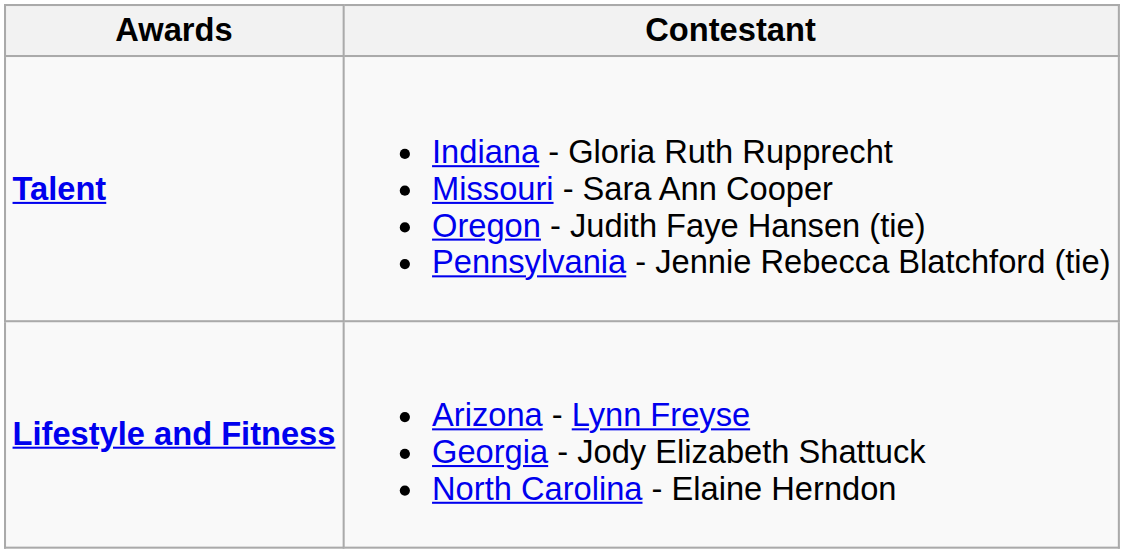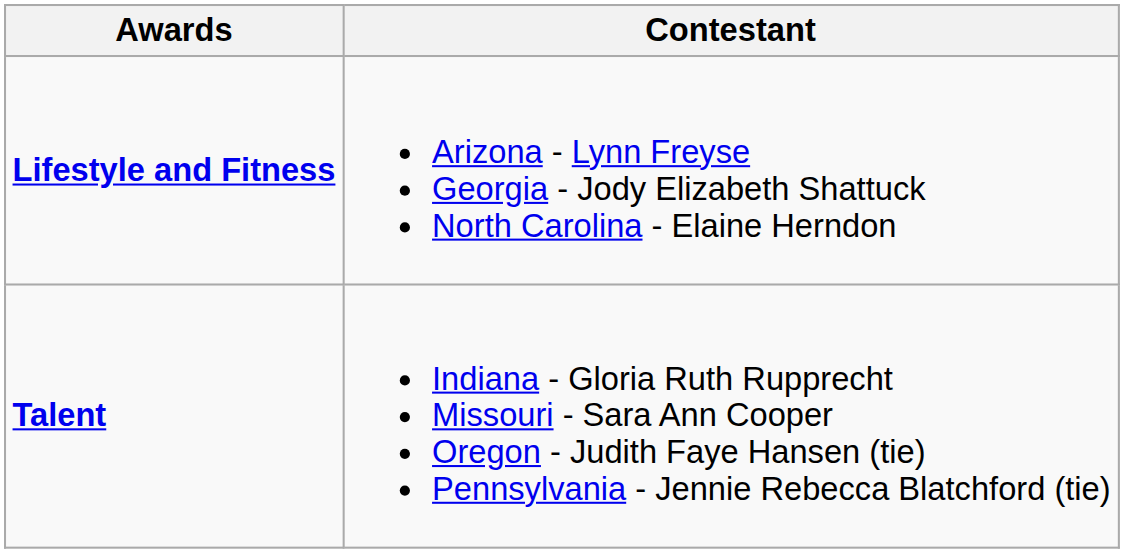rows swapped: (174, 433) <-> (59, 188)
